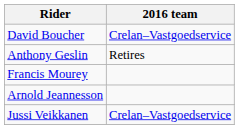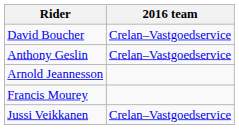(127, 54) Retires -> (170, 54) Crelan–Vastgoedservice
rows swapped: (55, 94) <-> (48, 74)
